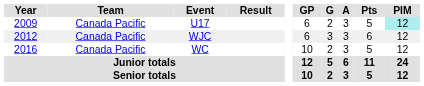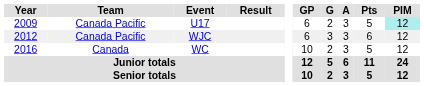(111, 49) Canada Pacific -> (111, 49) Canada
